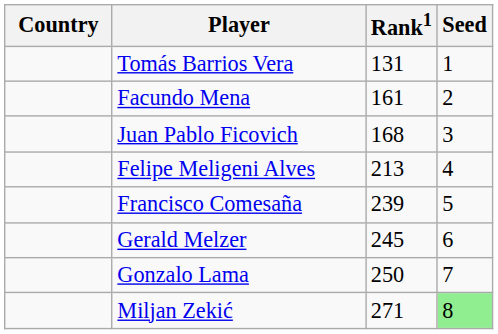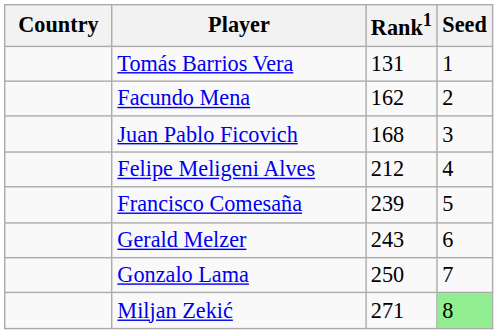(388, 98) 161 -> (388, 98) 162
(388, 169) 213 -> (388, 169) 212
(388, 239) 245 -> (388, 239) 243
